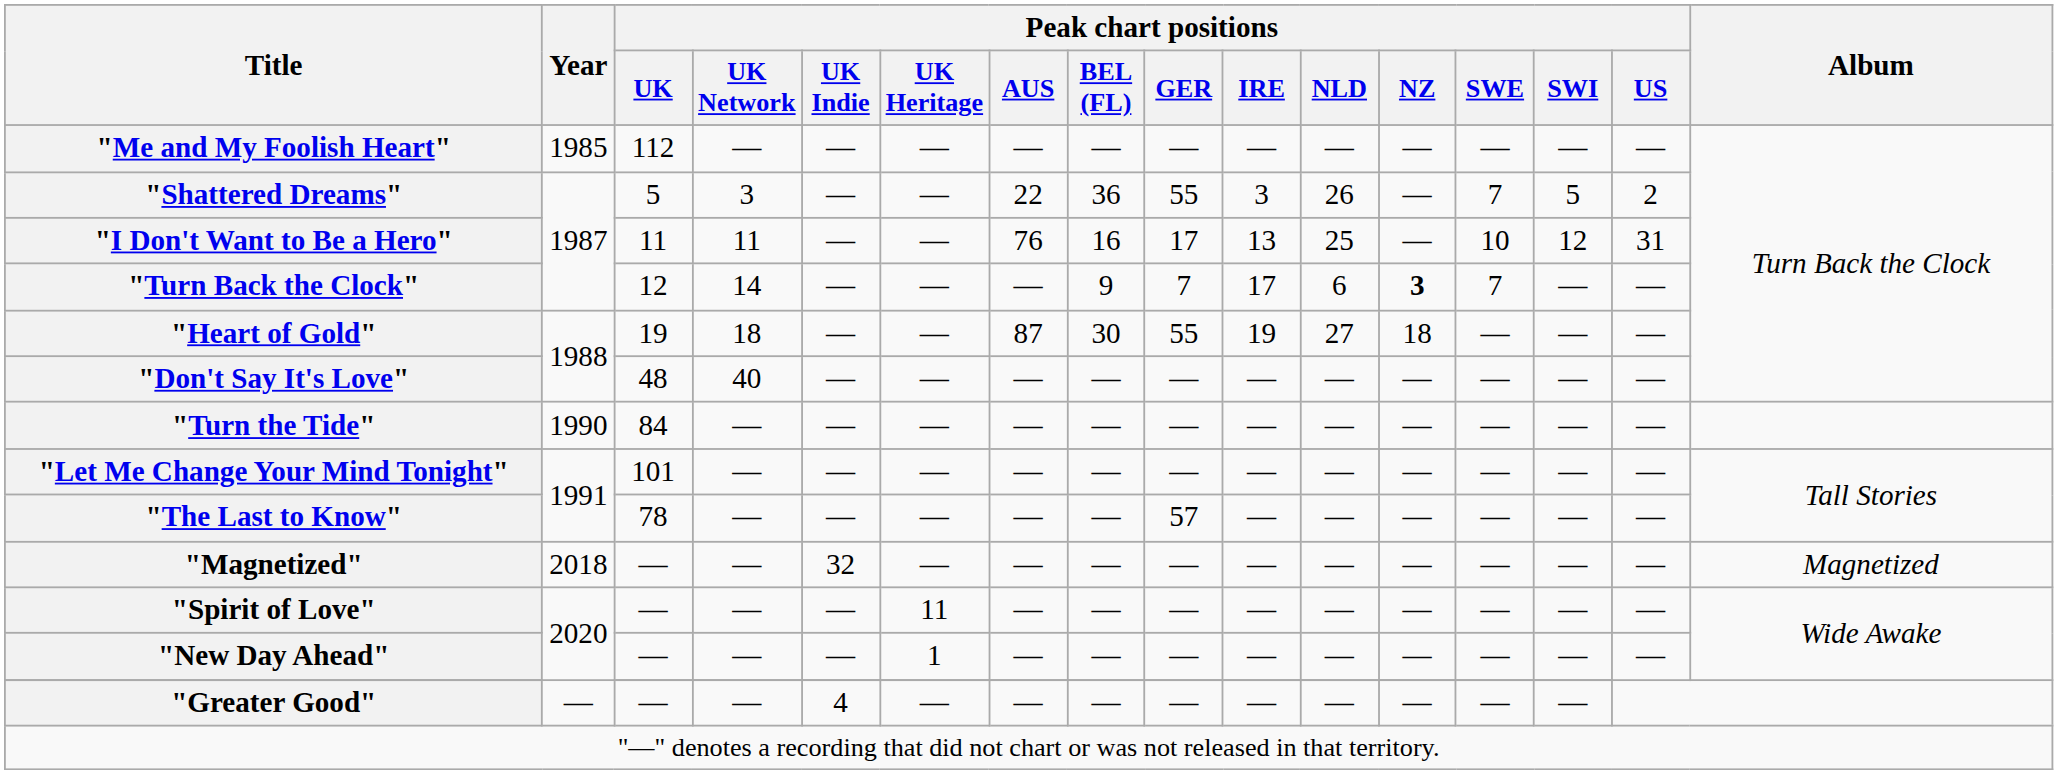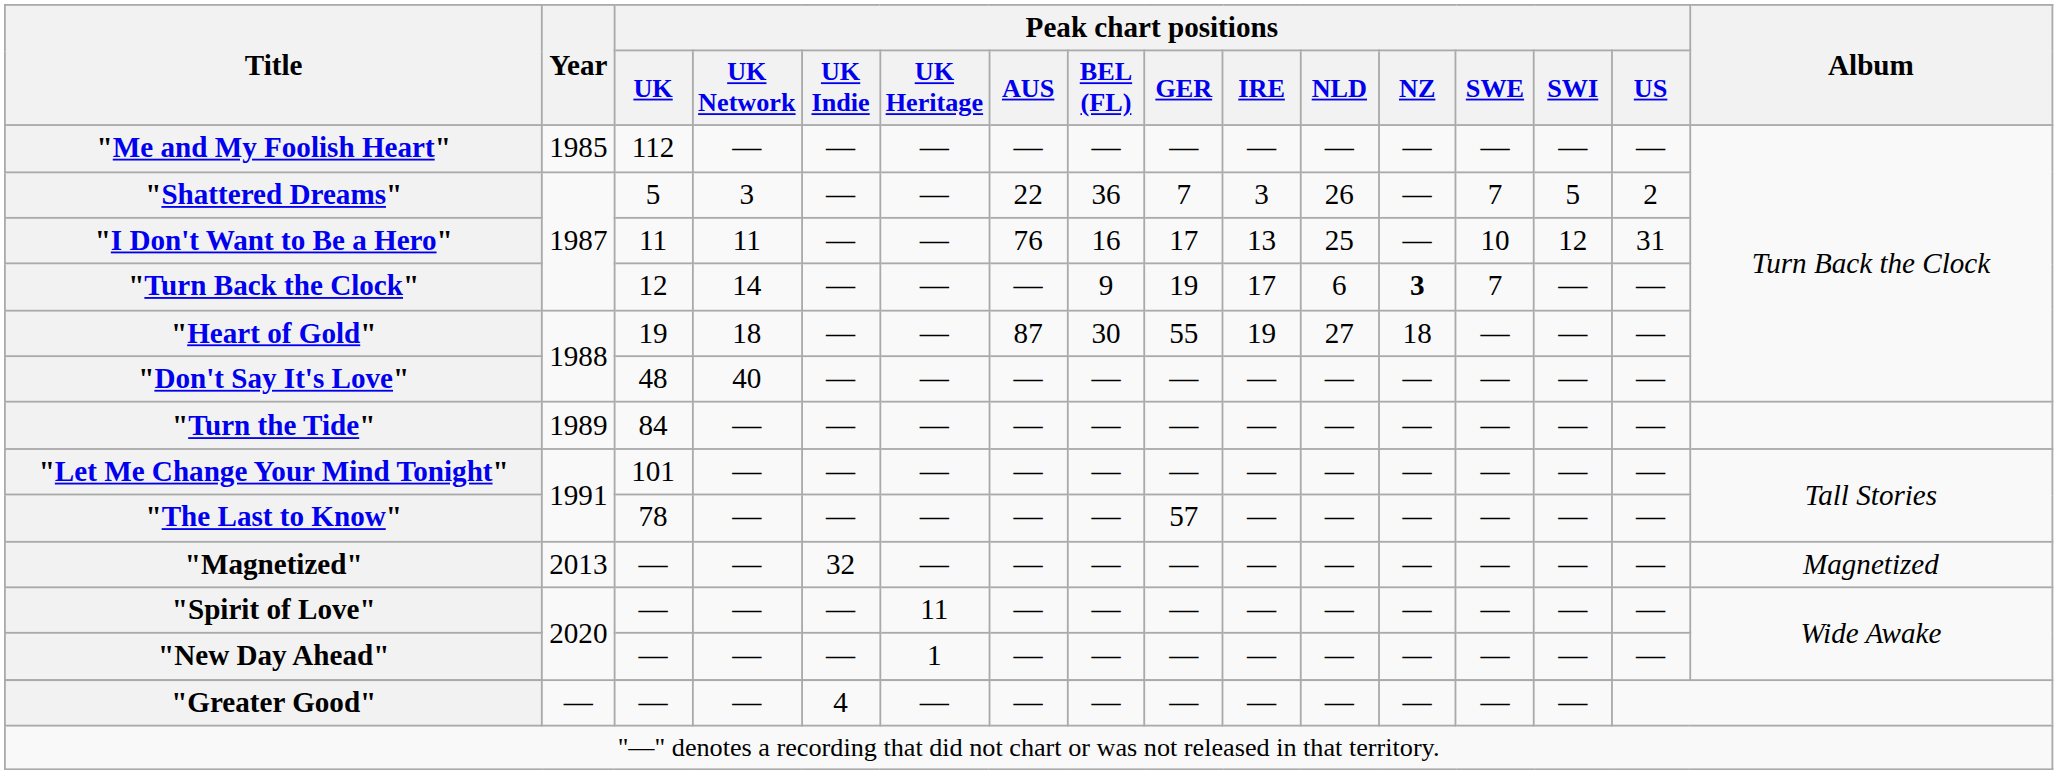(1184, 194) 55 -> (1184, 194) 7
(1184, 286) 7 -> (1184, 286) 19
(578, 425) 1990 -> (578, 425) 1989
(578, 563) 2018 -> (578, 563) 2013
